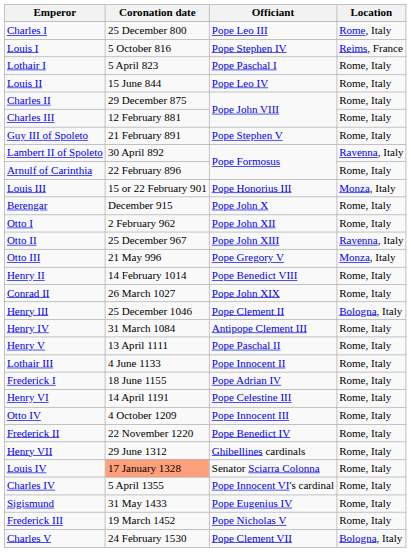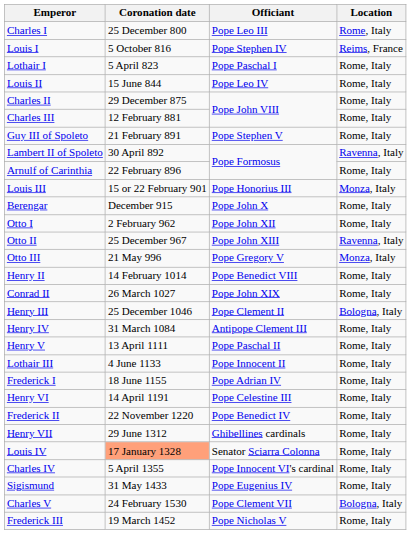- row: (24, 415)
rows swapped: (35, 521) <-> (29, 538)
